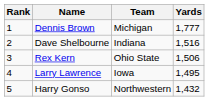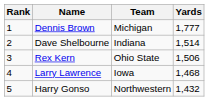(188, 43) 1,516 -> (188, 43) 1,514
(188, 73) 1,495 -> (188, 73) 1,468
